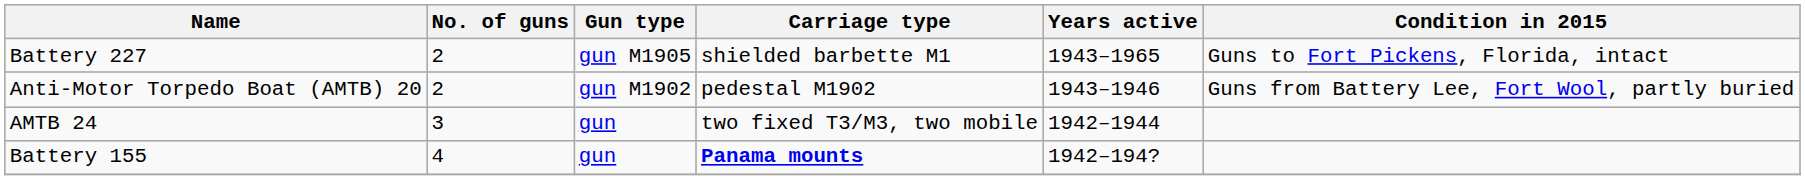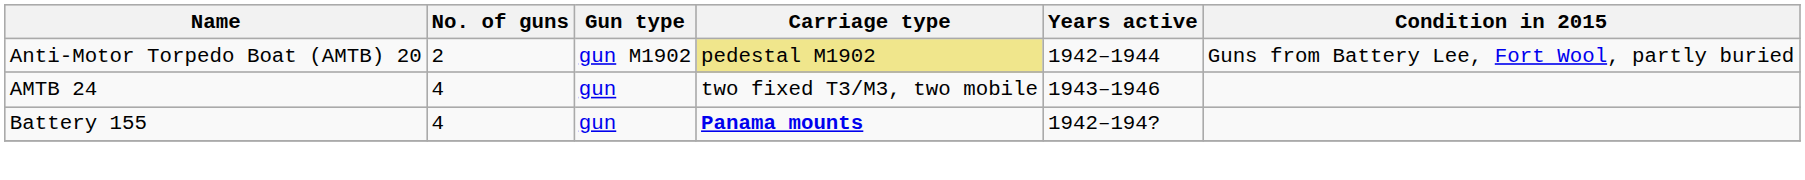- row: (78, 56)
(788, 90) no background -> (788, 56) khaki background
(1104, 90) 1943–1946 -> (1104, 56) 1942–1944
(438, 123) 3 -> (438, 90) 4
(1104, 123) 1942–1944 -> (1104, 90) 1943–1946
